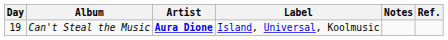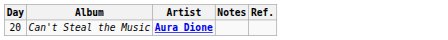- column: (298, 12)
(15, 28) 19 -> (15, 28) 20
